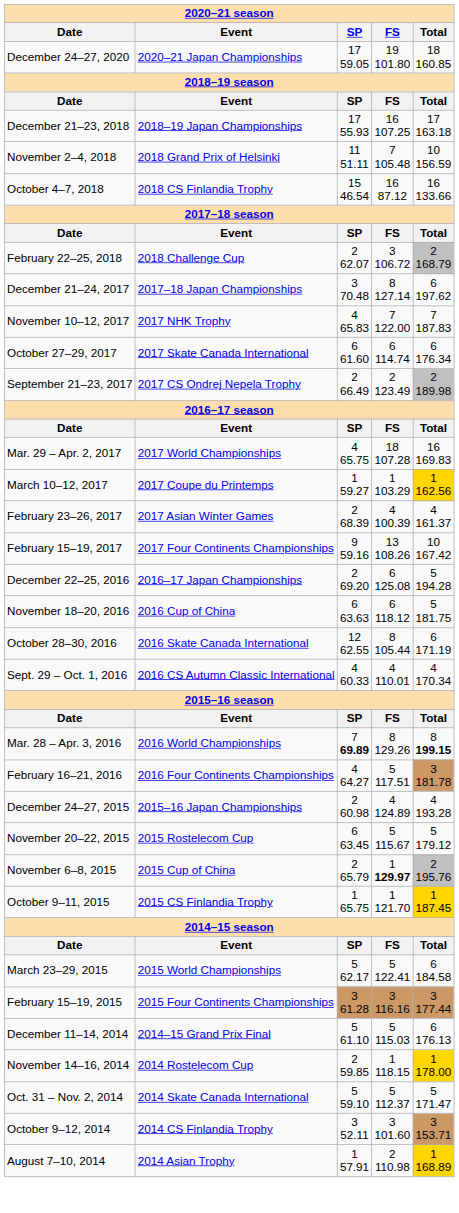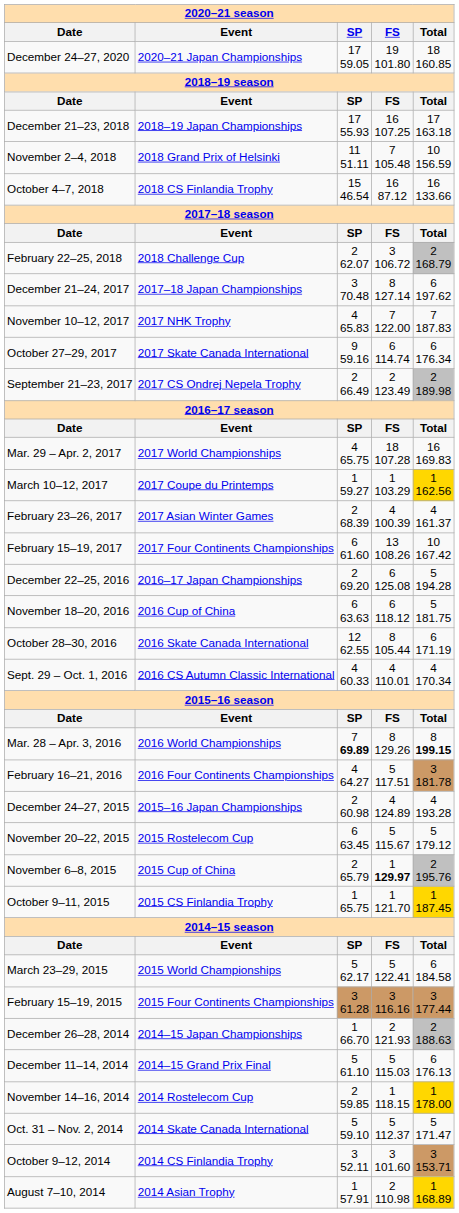(354, 353) 6 61.60 -> (354, 353) 9 59.16
(354, 548) 9 59.16 -> (354, 548) 6 61.60
+ row: (68, 1034)
